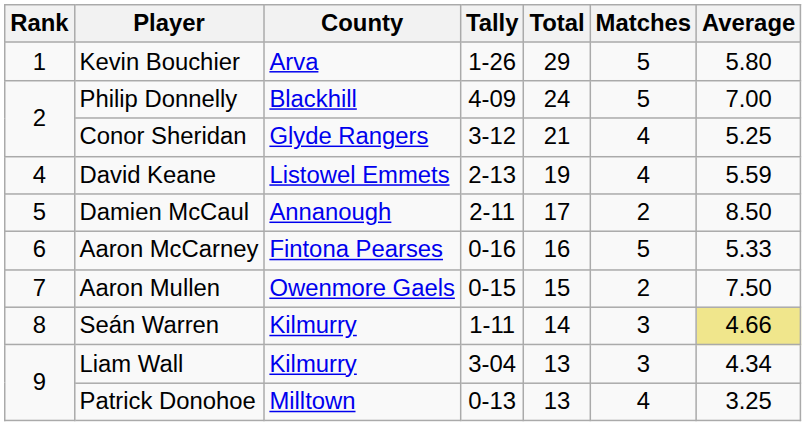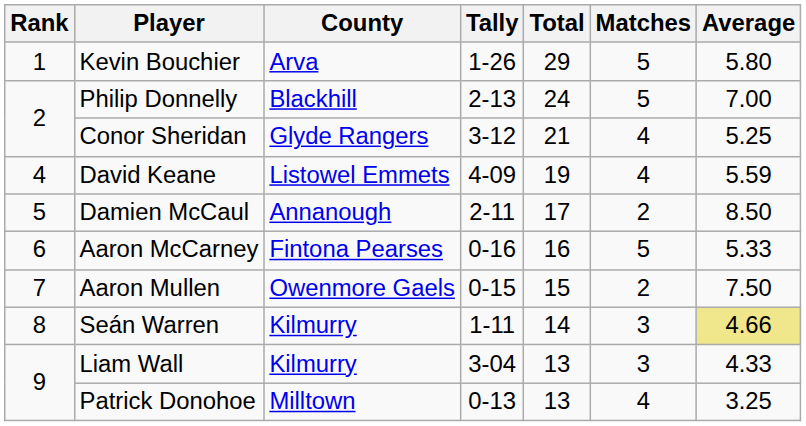(492, 99) 4-09 -> (492, 99) 2-13
(492, 174) 2-13 -> (492, 174) 4-09
(749, 363) 4.34 -> (749, 363) 4.33
